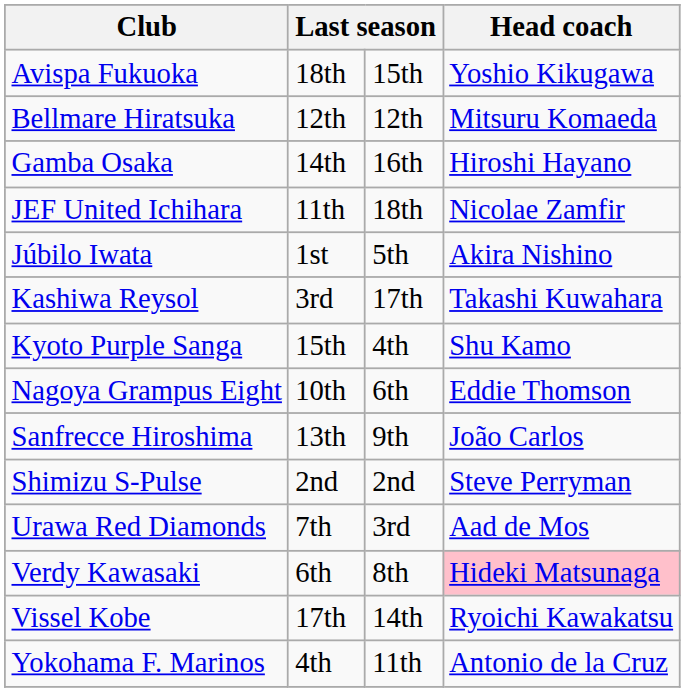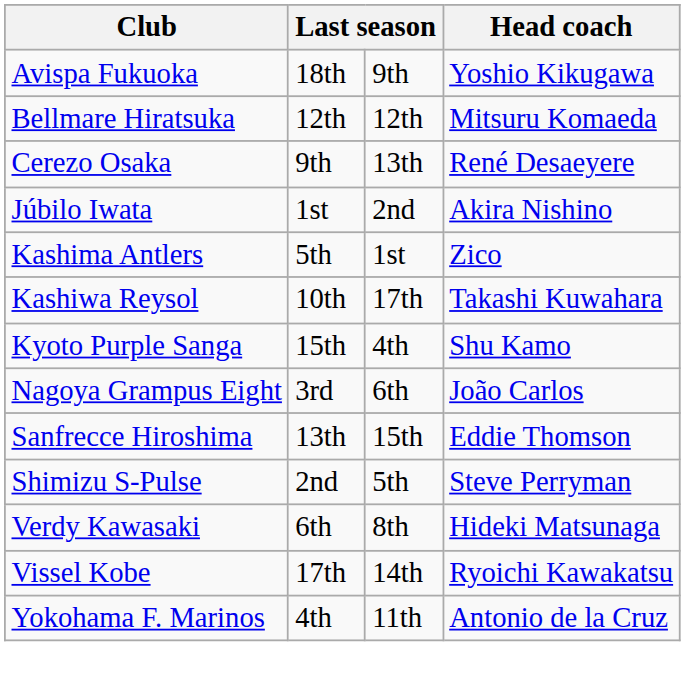(398, 72) 15th -> (390, 72) 9th
+ row: (91, 163)
- row: (92, 163)
- row: (127, 208)
(390, 254) 5th -> (394, 208) 2nd
+ row: (107, 254)
(314, 299) 3rd -> (321, 299) 10th
(321, 390) 10th -> (314, 390) 3rd
(540, 390) Eddie Thomson -> (516, 390) João Carlos
(390, 436) 9th -> (398, 436) 15th
(516, 436) João Carlos -> (540, 436) Eddie Thomson
(394, 481) 2nd -> (390, 481) 5th
- row: (139, 526)
(555, 572) pink background -> (555, 526) no background
